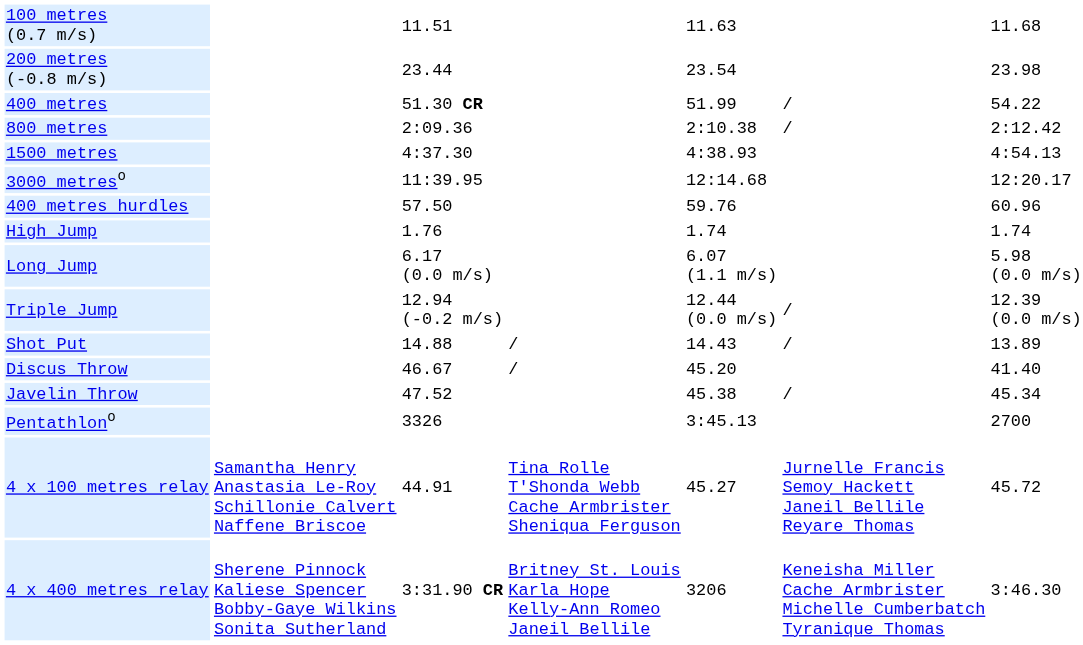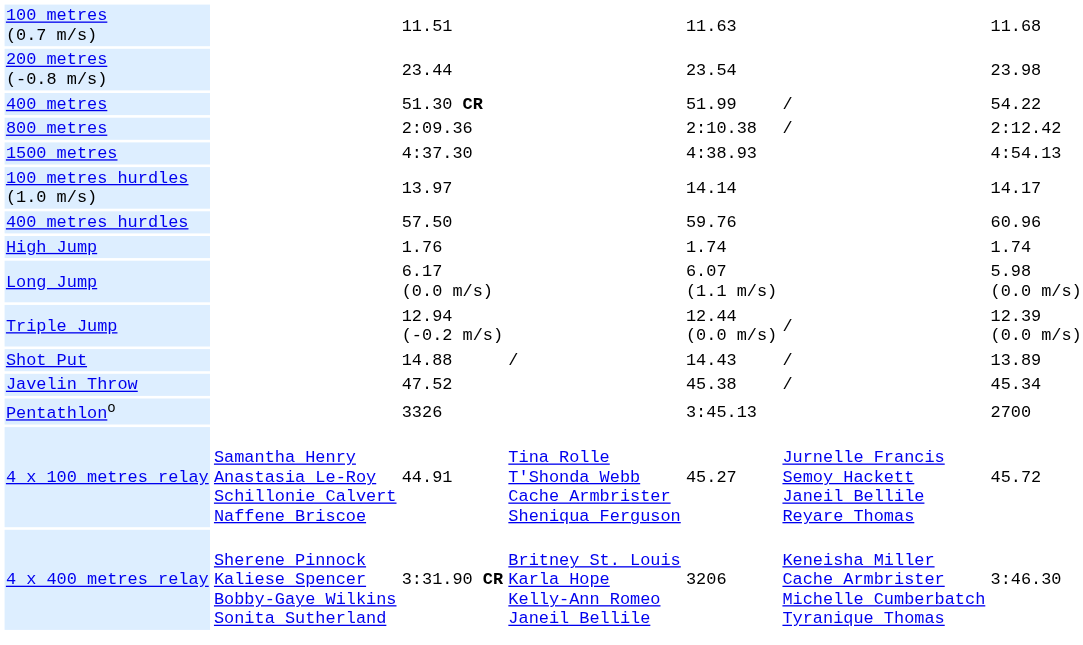- row: (66, 180)
+ row: (97, 188)
- row: (67, 370)
